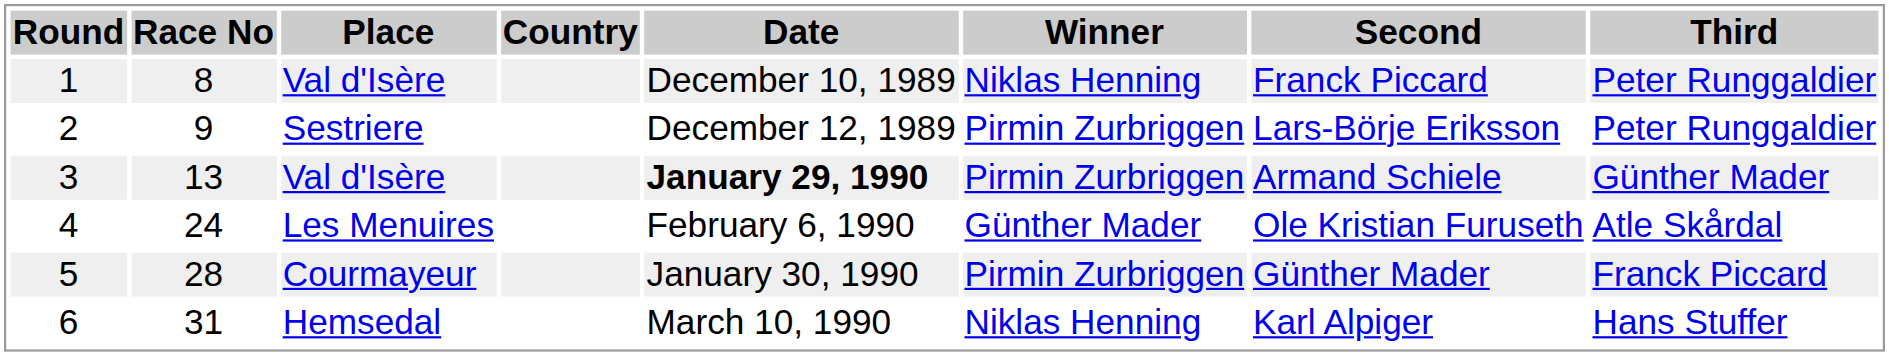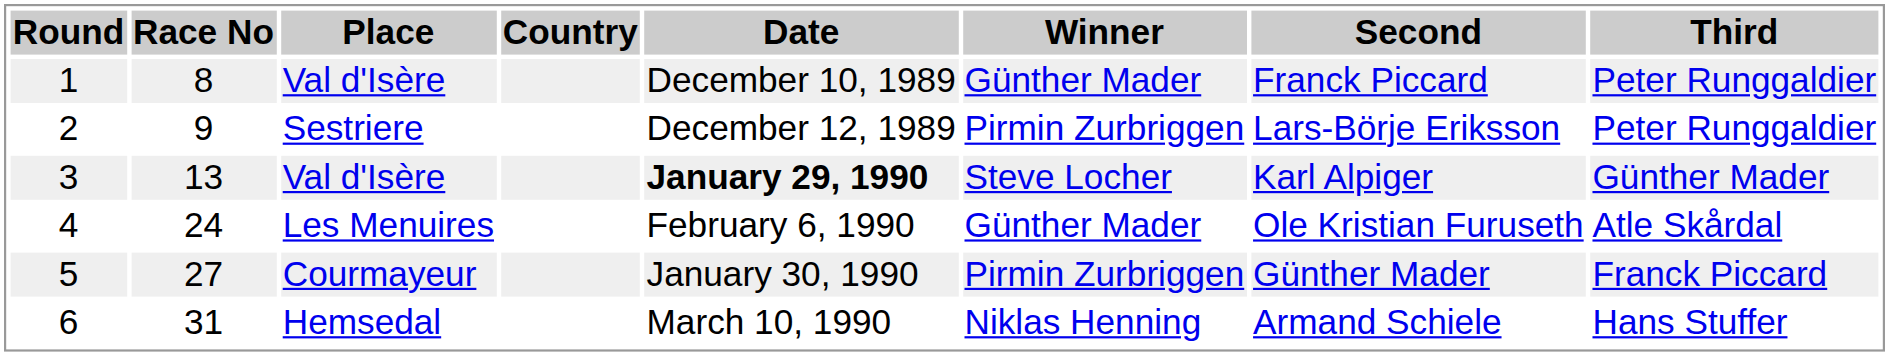(1083, 80) Niklas Henning -> (1083, 80) Günther Mader
(1104, 177) Pirmin Zurbriggen -> (1068, 177) Steve Locher
(1377, 177) Armand Schiele -> (1343, 177) Karl Alpiger
(203, 274) 28 -> (203, 274) 27
(1343, 322) Karl Alpiger -> (1377, 322) Armand Schiele
